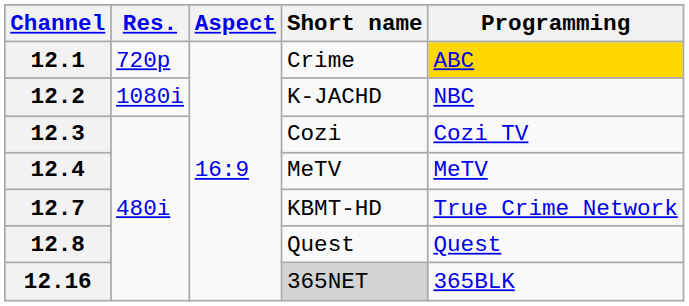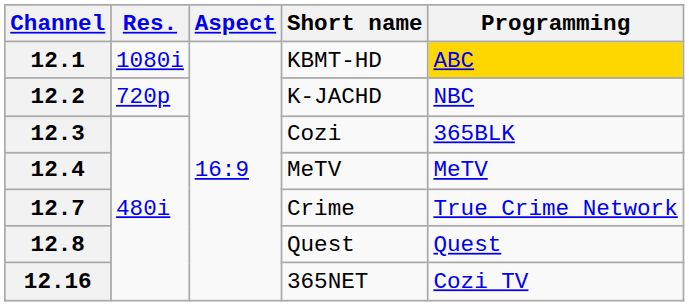(143, 60) 720p -> (150, 60) 1080i
(321, 60) Crime -> (334, 60) KBMT-HD
(150, 97) 1080i -> (143, 97) 720p
(481, 134) Cozi TV -> (474, 134) 365BLK
(334, 208) KBMT-HD -> (321, 208) Crime
(328, 281) lightgrey background -> (328, 281) no background
(474, 281) 365BLK -> (481, 281) Cozi TV
